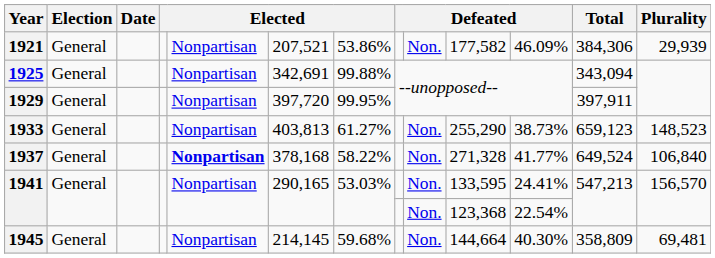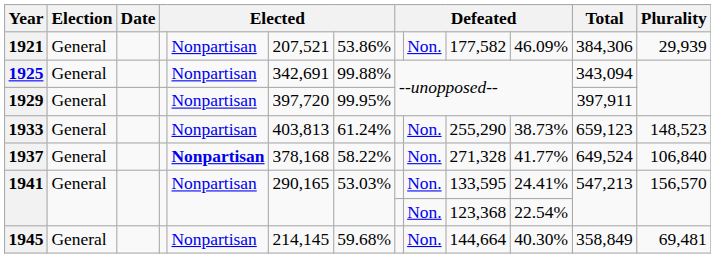(364, 128) 61.27% -> (364, 128) 61.24%
(604, 239) 358,809 -> (604, 239) 358,849
